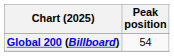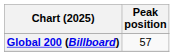(145, 42) 54 -> (145, 42) 57
